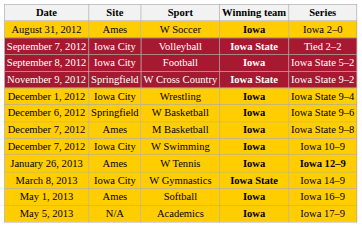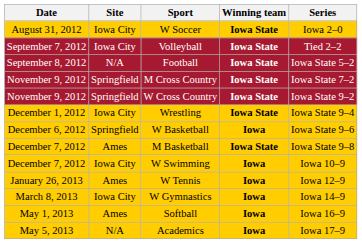(115, 29) Ames -> (115, 29) Iowa City
(254, 29) Iowa -> (254, 29) Iowa State
(115, 63) Iowa City -> (115, 63) N/A
(254, 63) Iowa -> (254, 63) Iowa State
+ row: (180, 79)
(254, 96) Iowa -> (254, 113) Iowa State
(254, 130) Iowa -> (254, 146) Iowa State
(323, 163) bold -> (323, 180) normal
(254, 180) Iowa State -> (254, 197) Iowa
